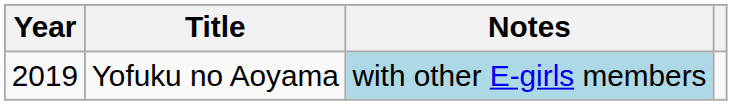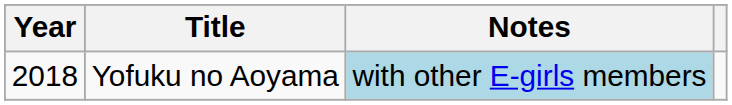(45, 75) 2019 -> (45, 75) 2018
